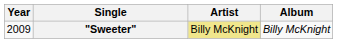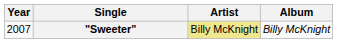(19, 30) 2009 -> (19, 30) 2007
